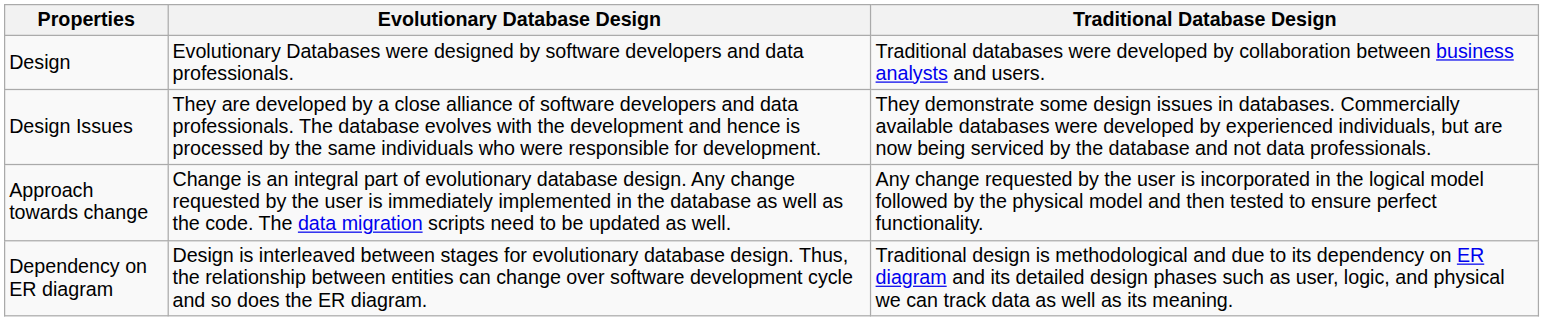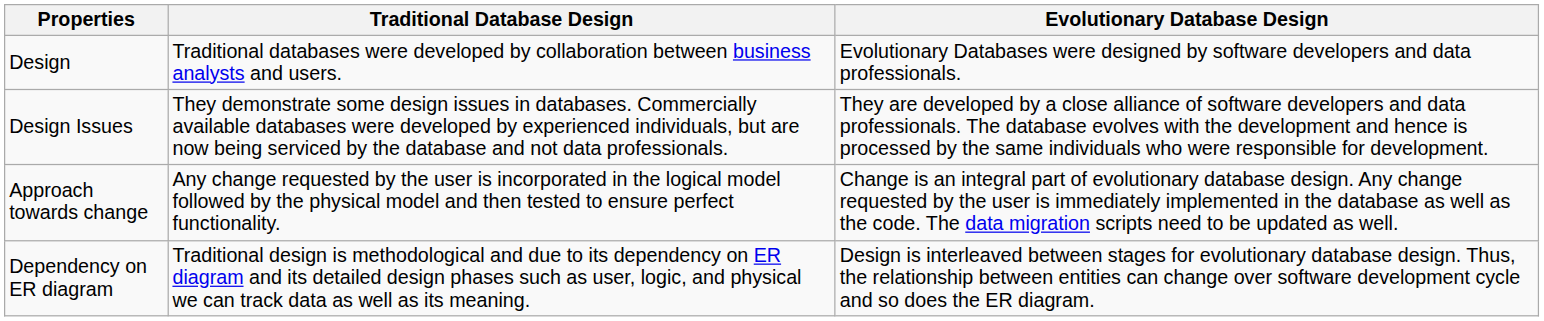columns swapped: (1205, 20) <-> (519, 20)
